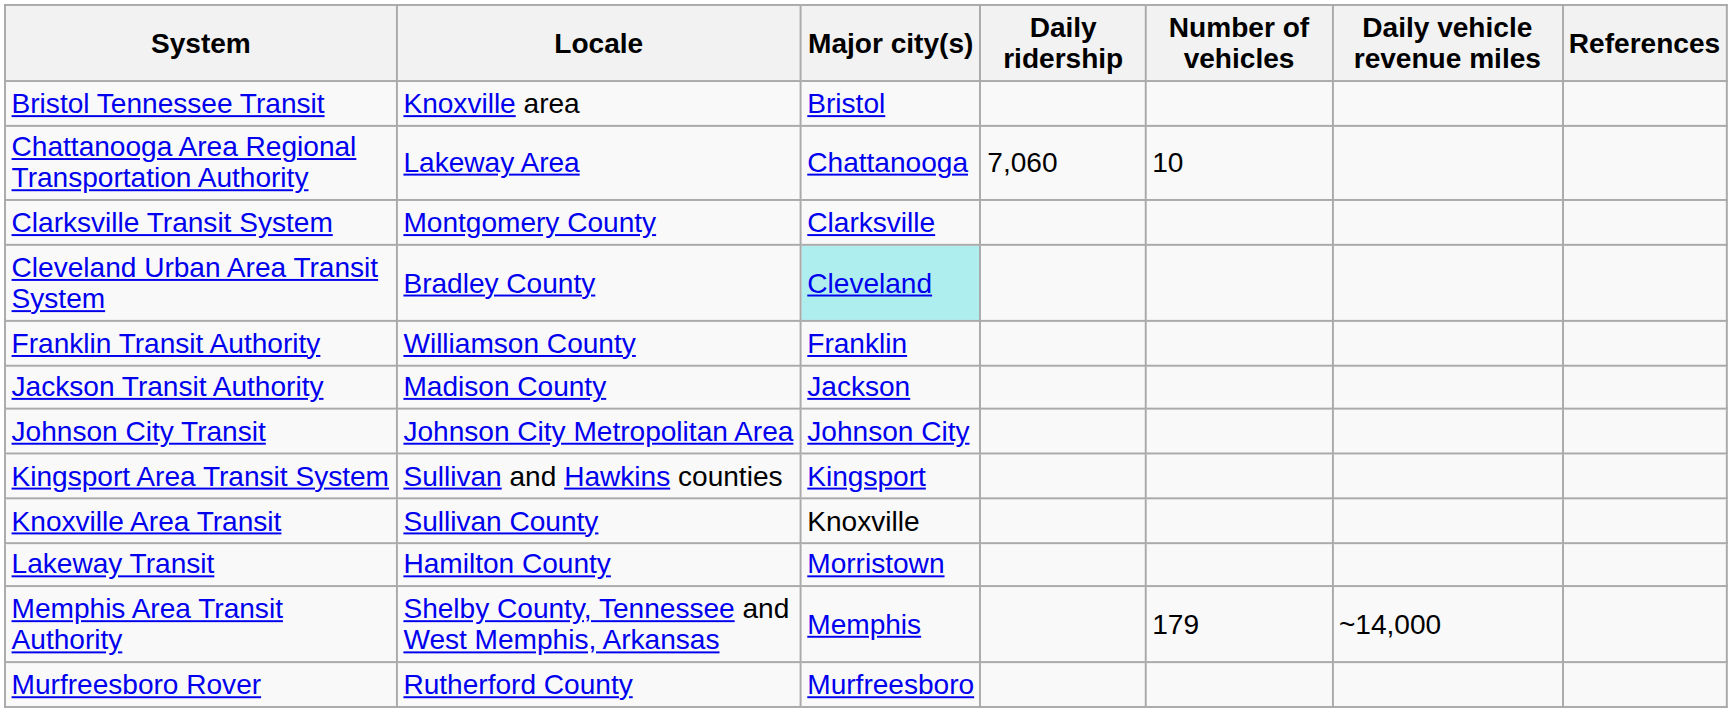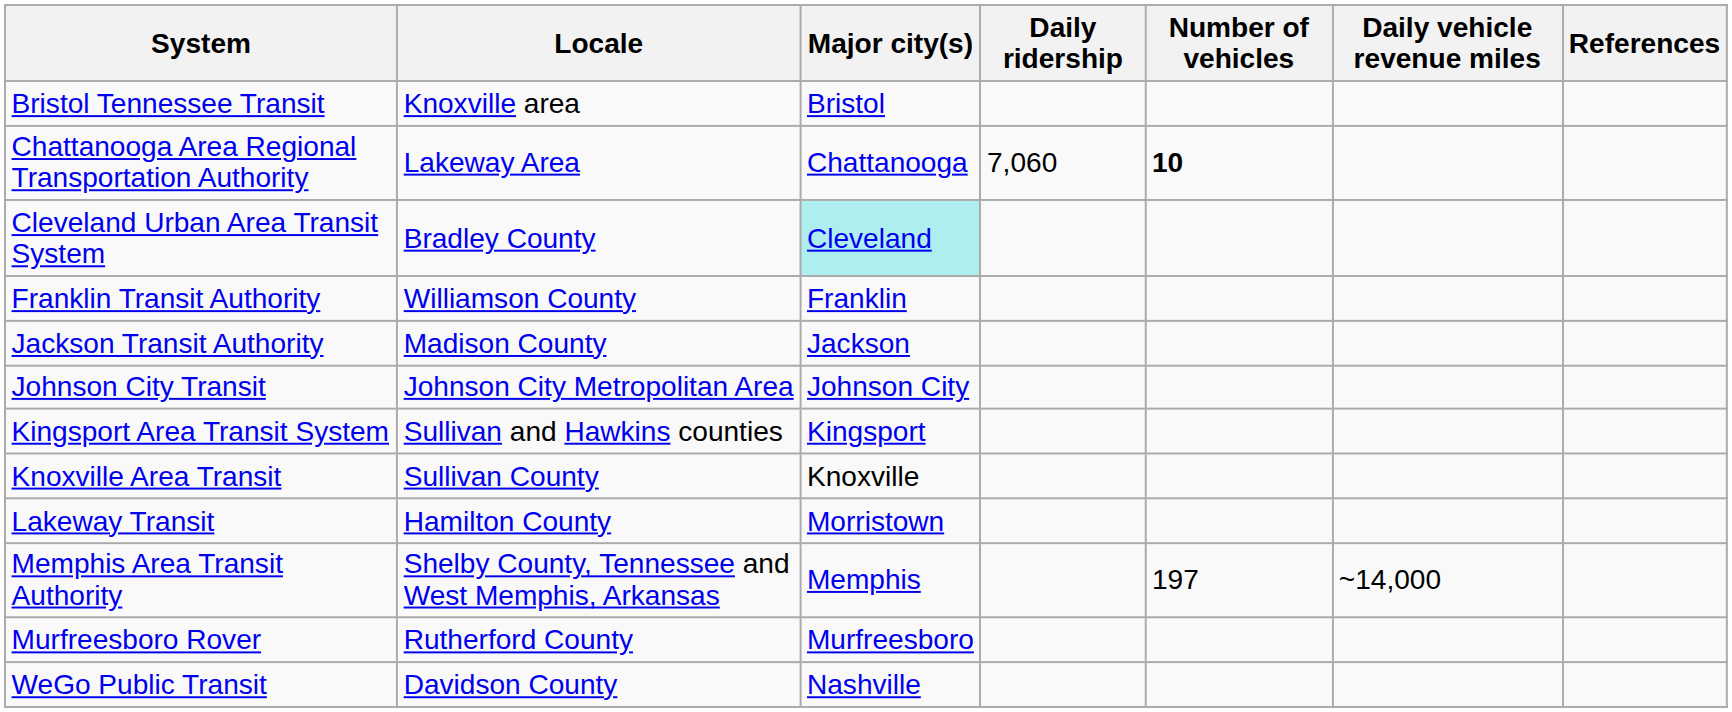(1168, 163) normal -> (1168, 163) bold
- row: (172, 223)
(1176, 625) 179 -> (1175, 580) 197
+ row: (139, 685)
